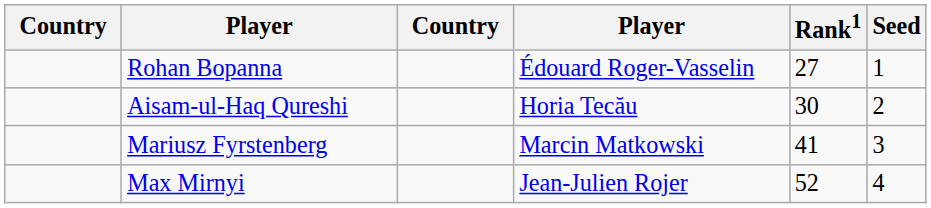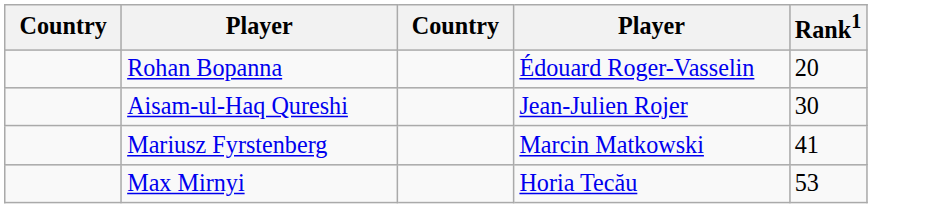- column: (897, 26)
(807, 68) 27 -> (807, 68) 20
(578, 106) Horia Tecău -> (604, 106) Jean-Julien Rojer
(604, 183) Jean-Julien Rojer -> (578, 183) Horia Tecău
(807, 183) 52 -> (807, 183) 53
